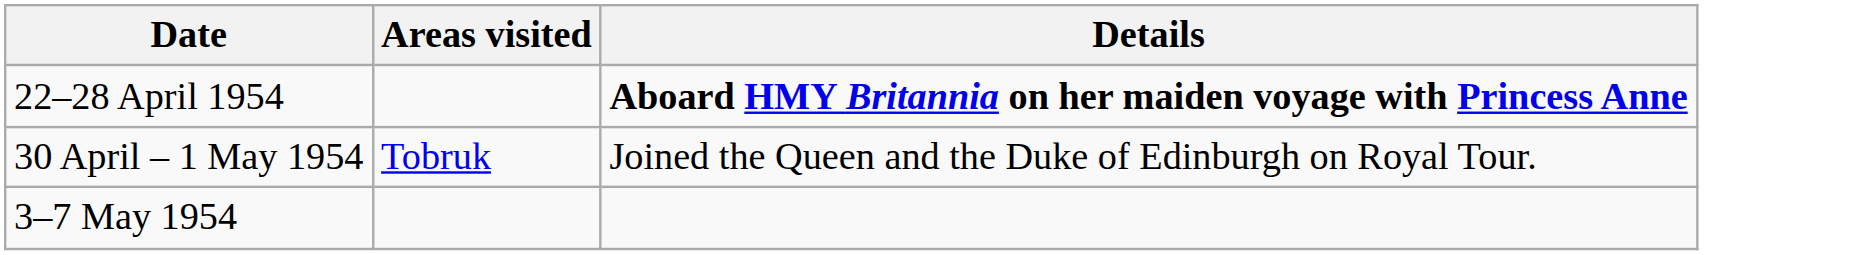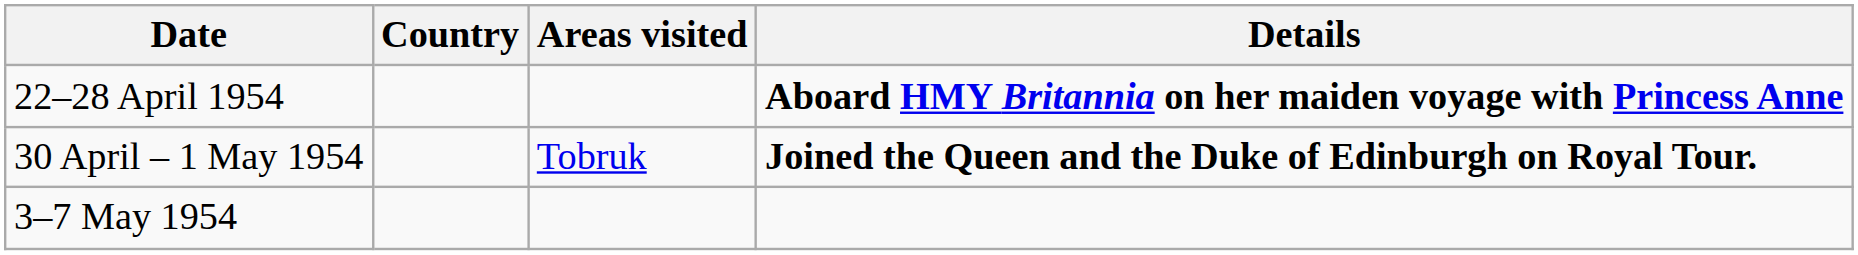+ column: (450, 34)
(1073, 156) normal -> (1261, 156) bold
